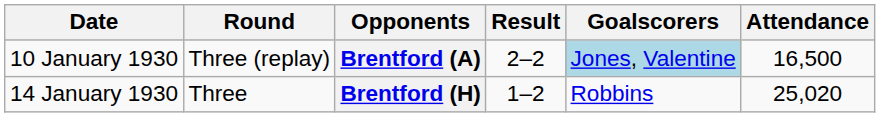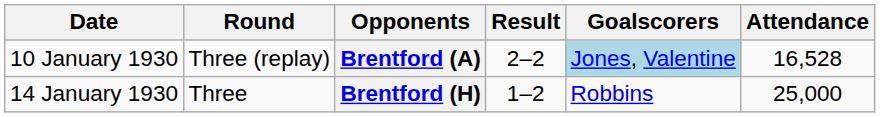(808, 58) 16,500 -> (808, 58) 16,528
(808, 93) 25,020 -> (808, 93) 25,000
